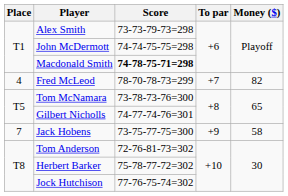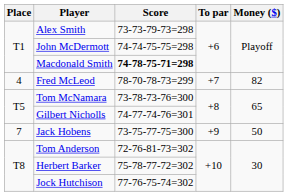(257, 132) 58 -> (257, 132) 50
